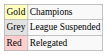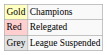rows swapped: (14, 42) <-> (16, 27)
